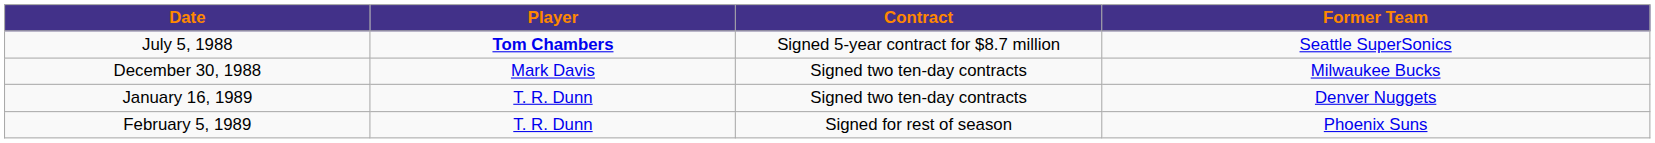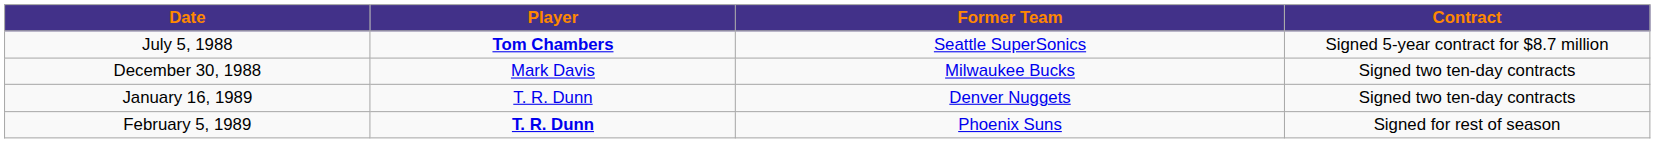columns swapped: (919, 17) <-> (1376, 17)
(553, 124) normal -> (553, 124) bold
